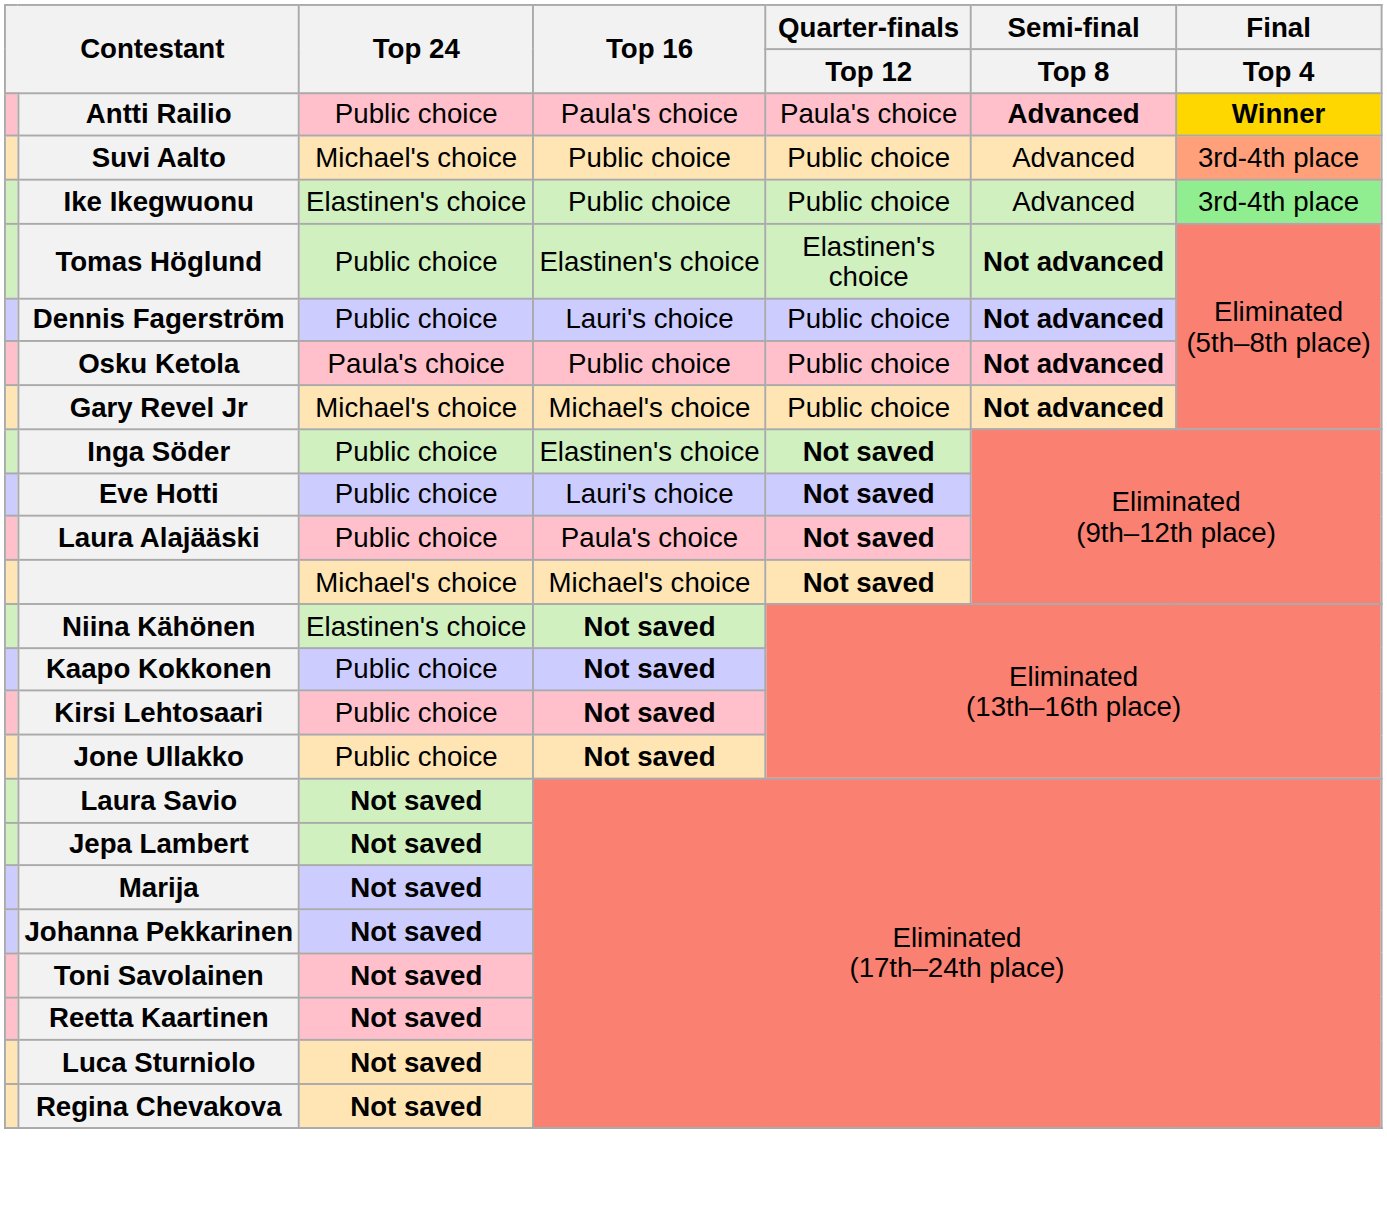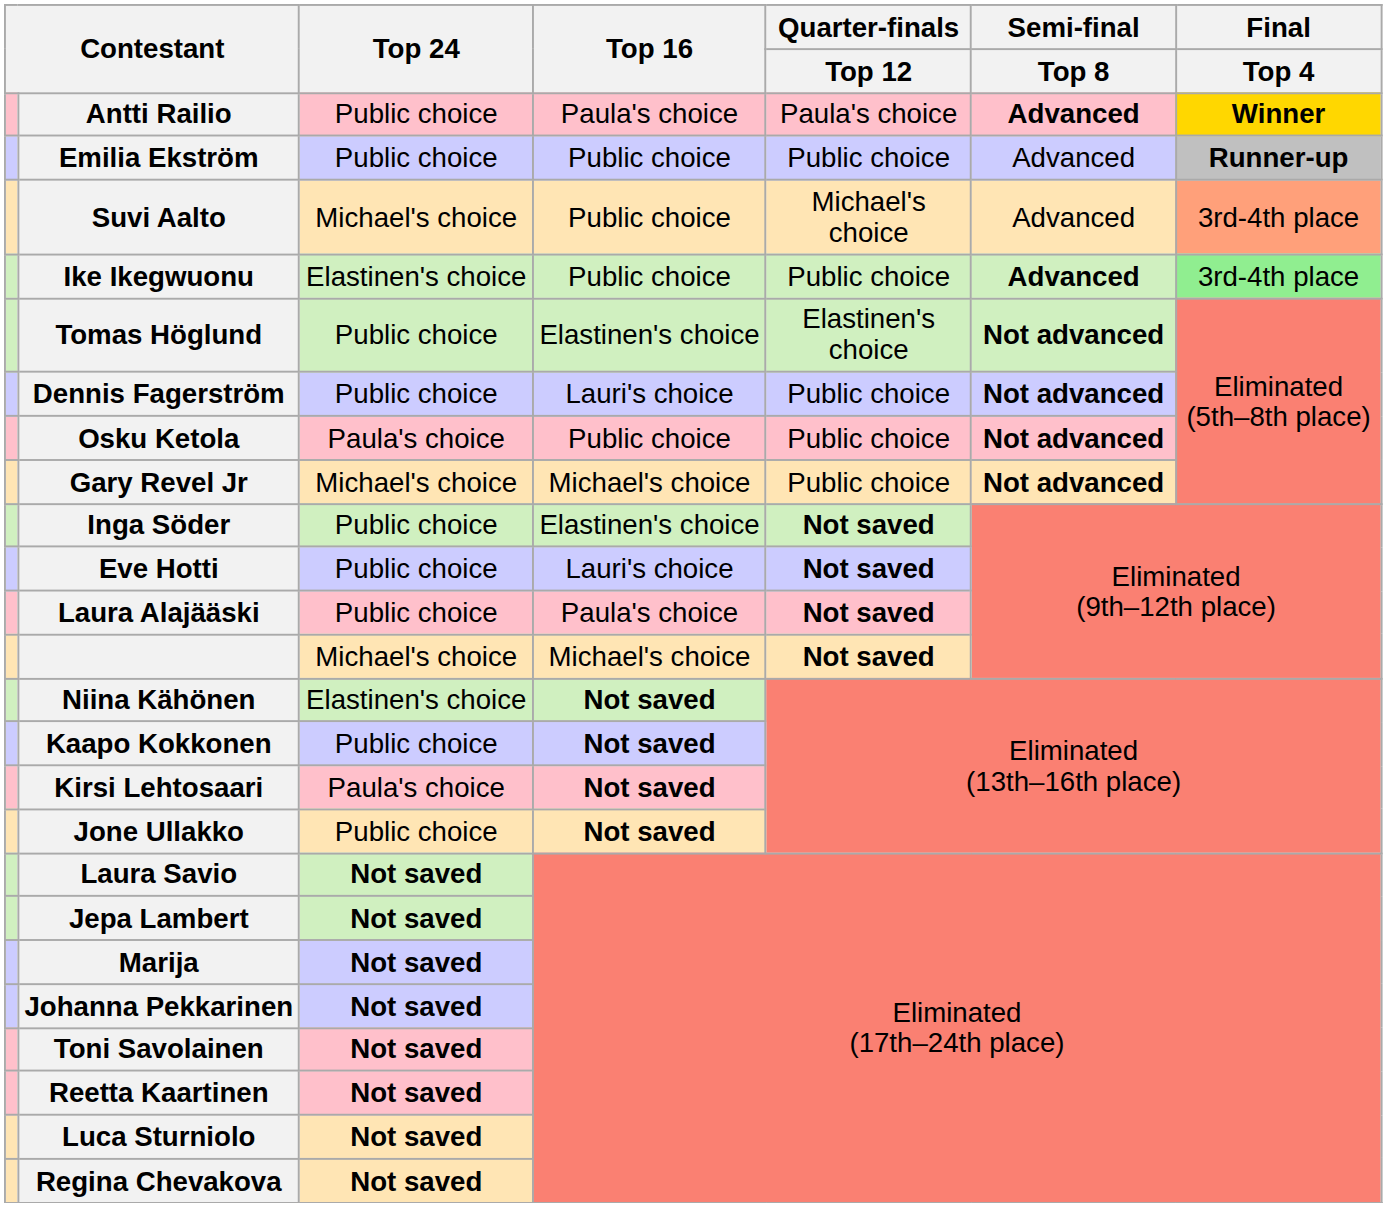+ row: (159, 158)
(869, 158) Public choice -> (869, 217) Michael's choice
(1074, 202) normal -> (1074, 276) bold
(416, 713) Public choice -> (416, 788) Paula's choice
